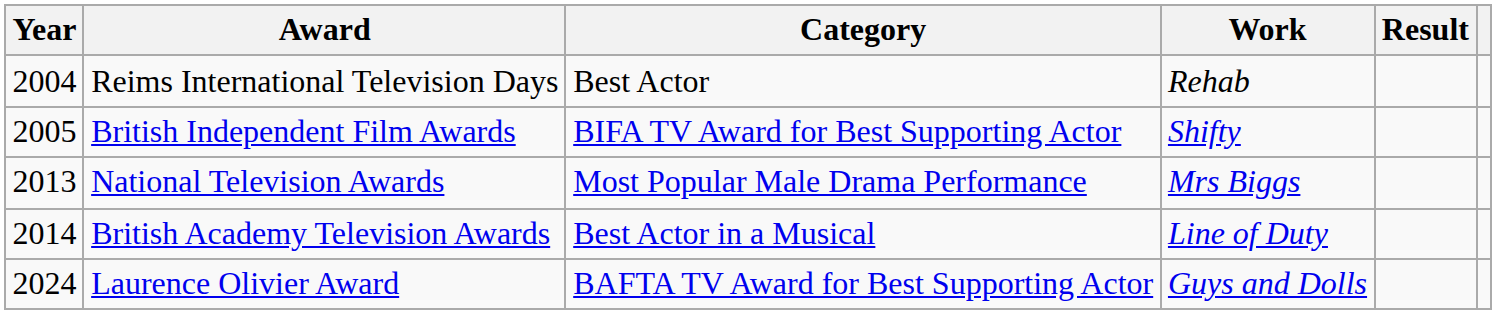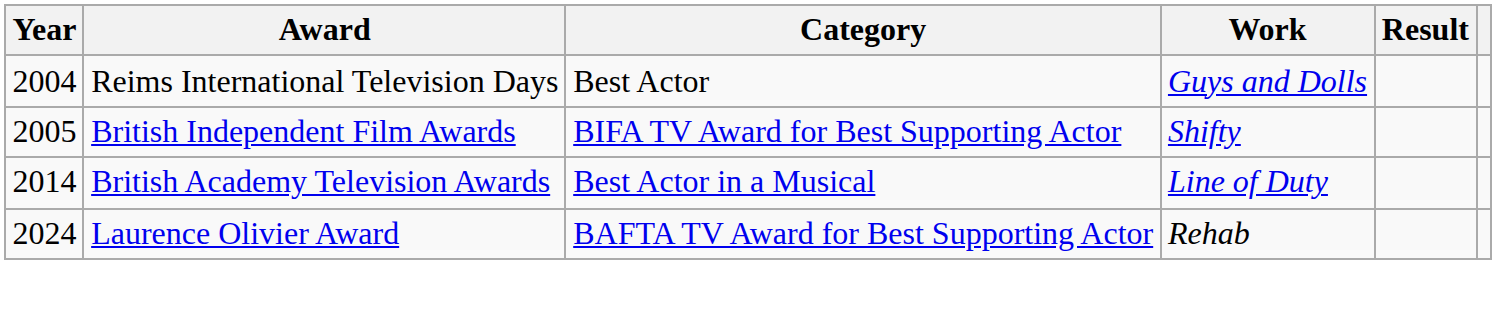(1209, 80) Rehab -> (1268, 80) Guys and Dolls
- row: (268, 182)
(1268, 283) Guys and Dolls -> (1209, 232) Rehab
